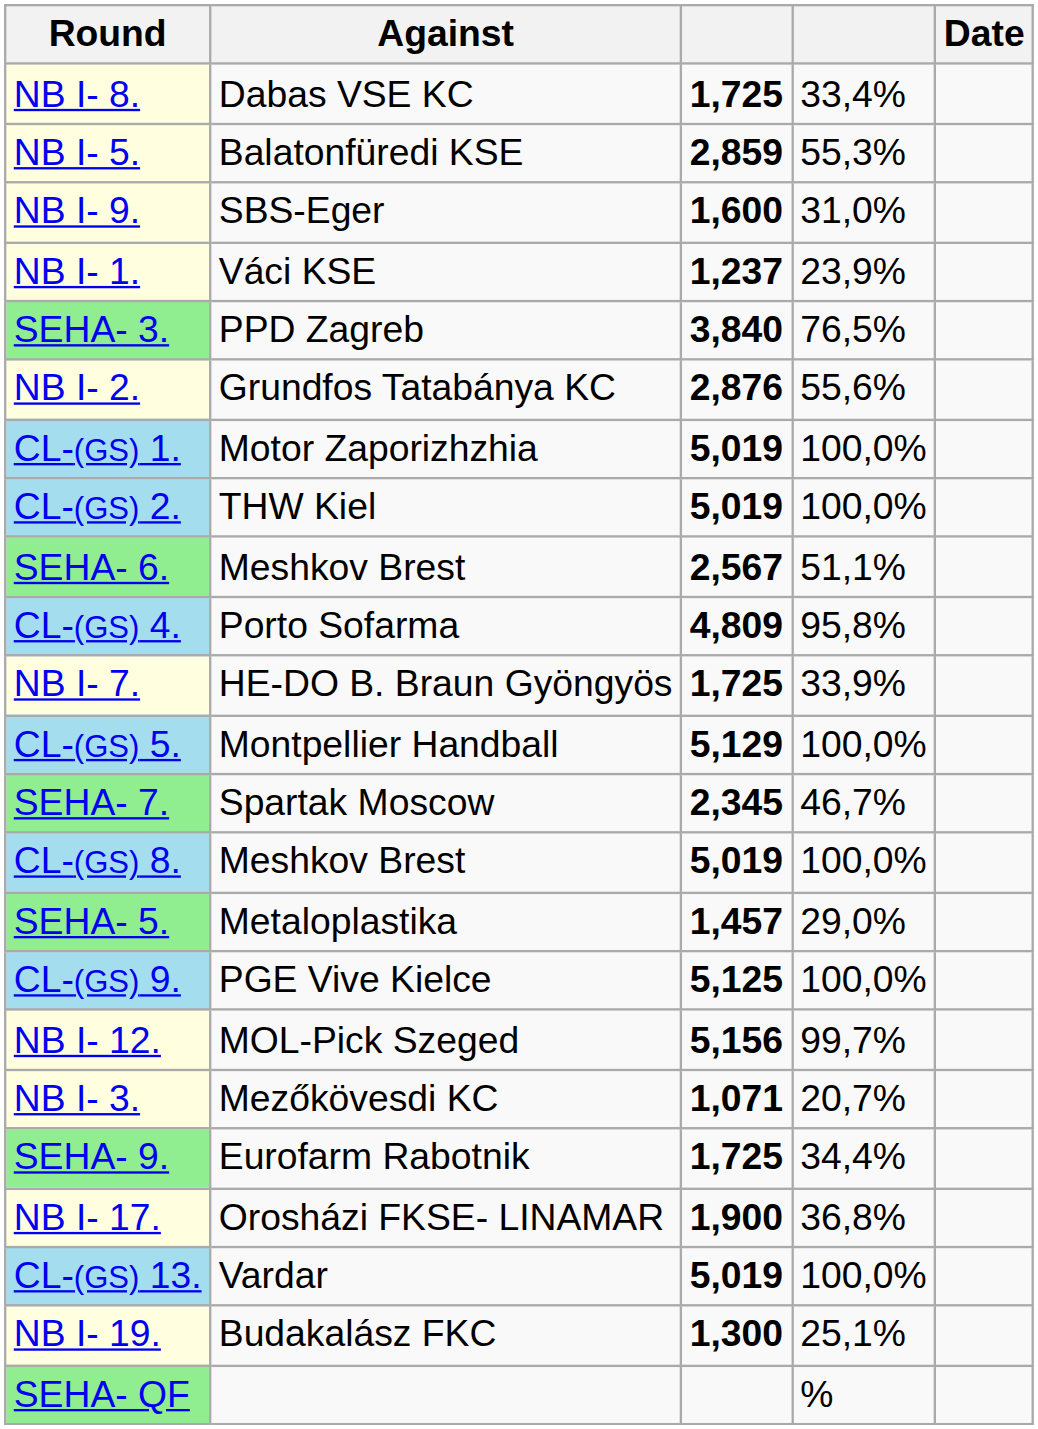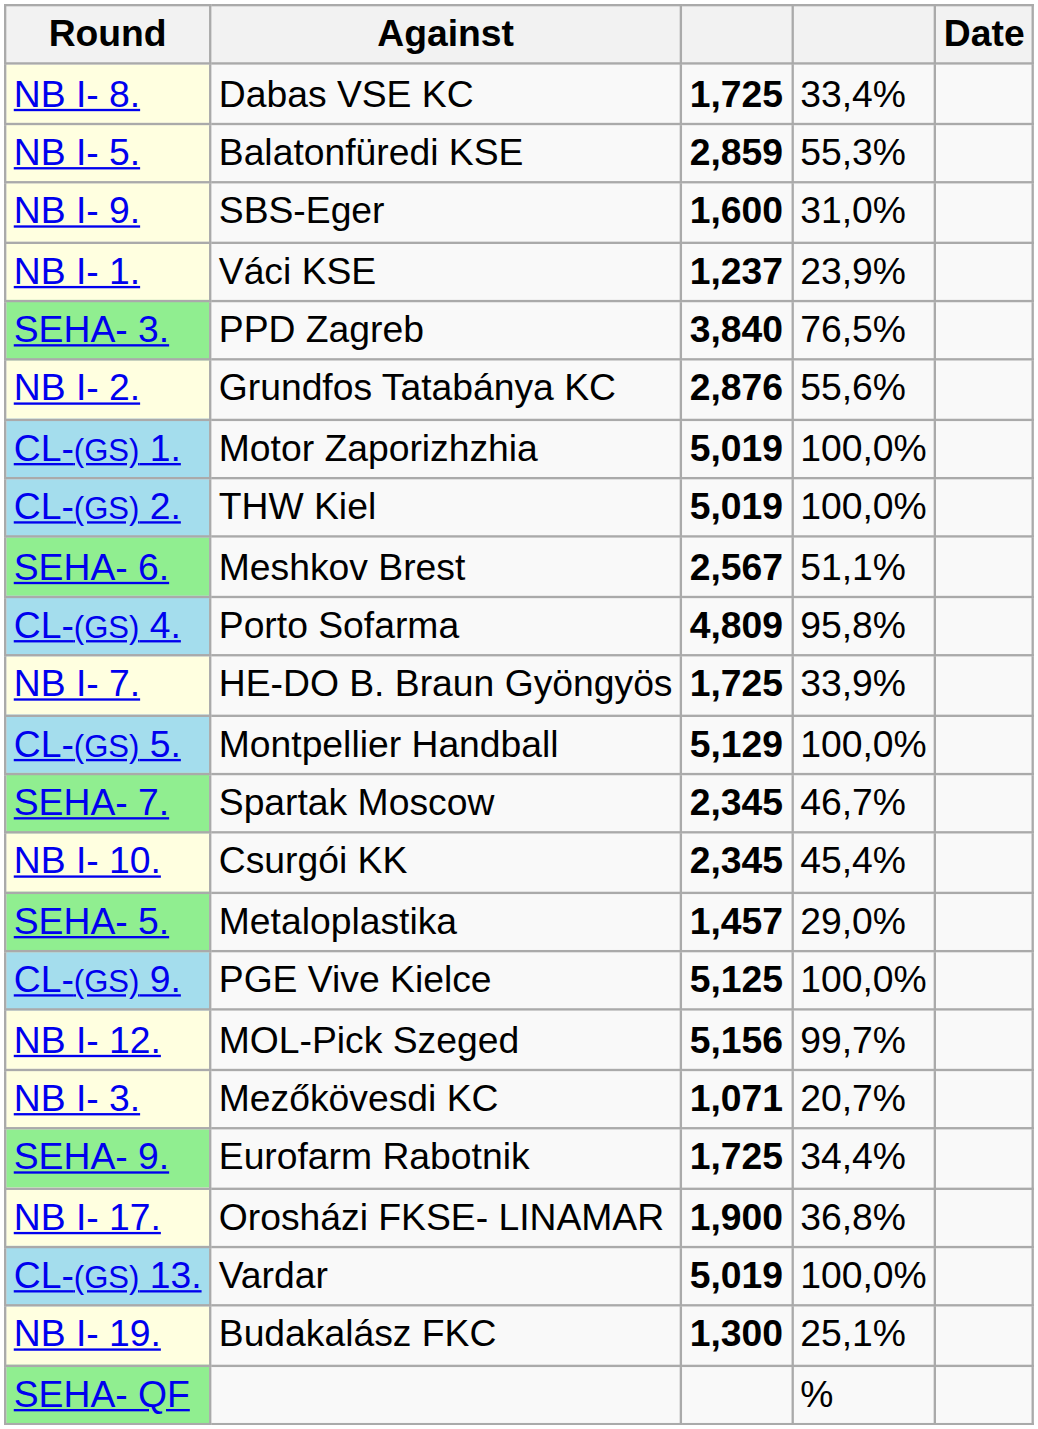+ row: (87, 861)
- row: (97, 861)
